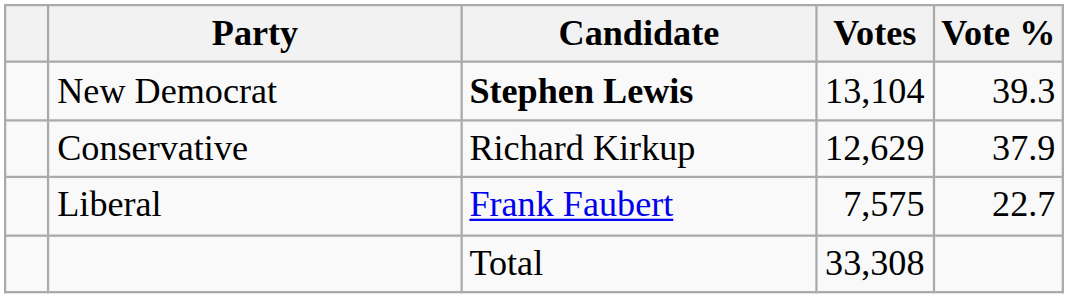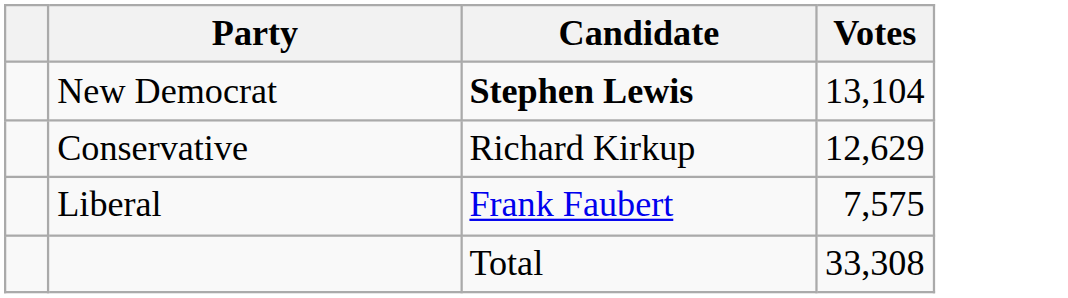- column: (998, 33)
